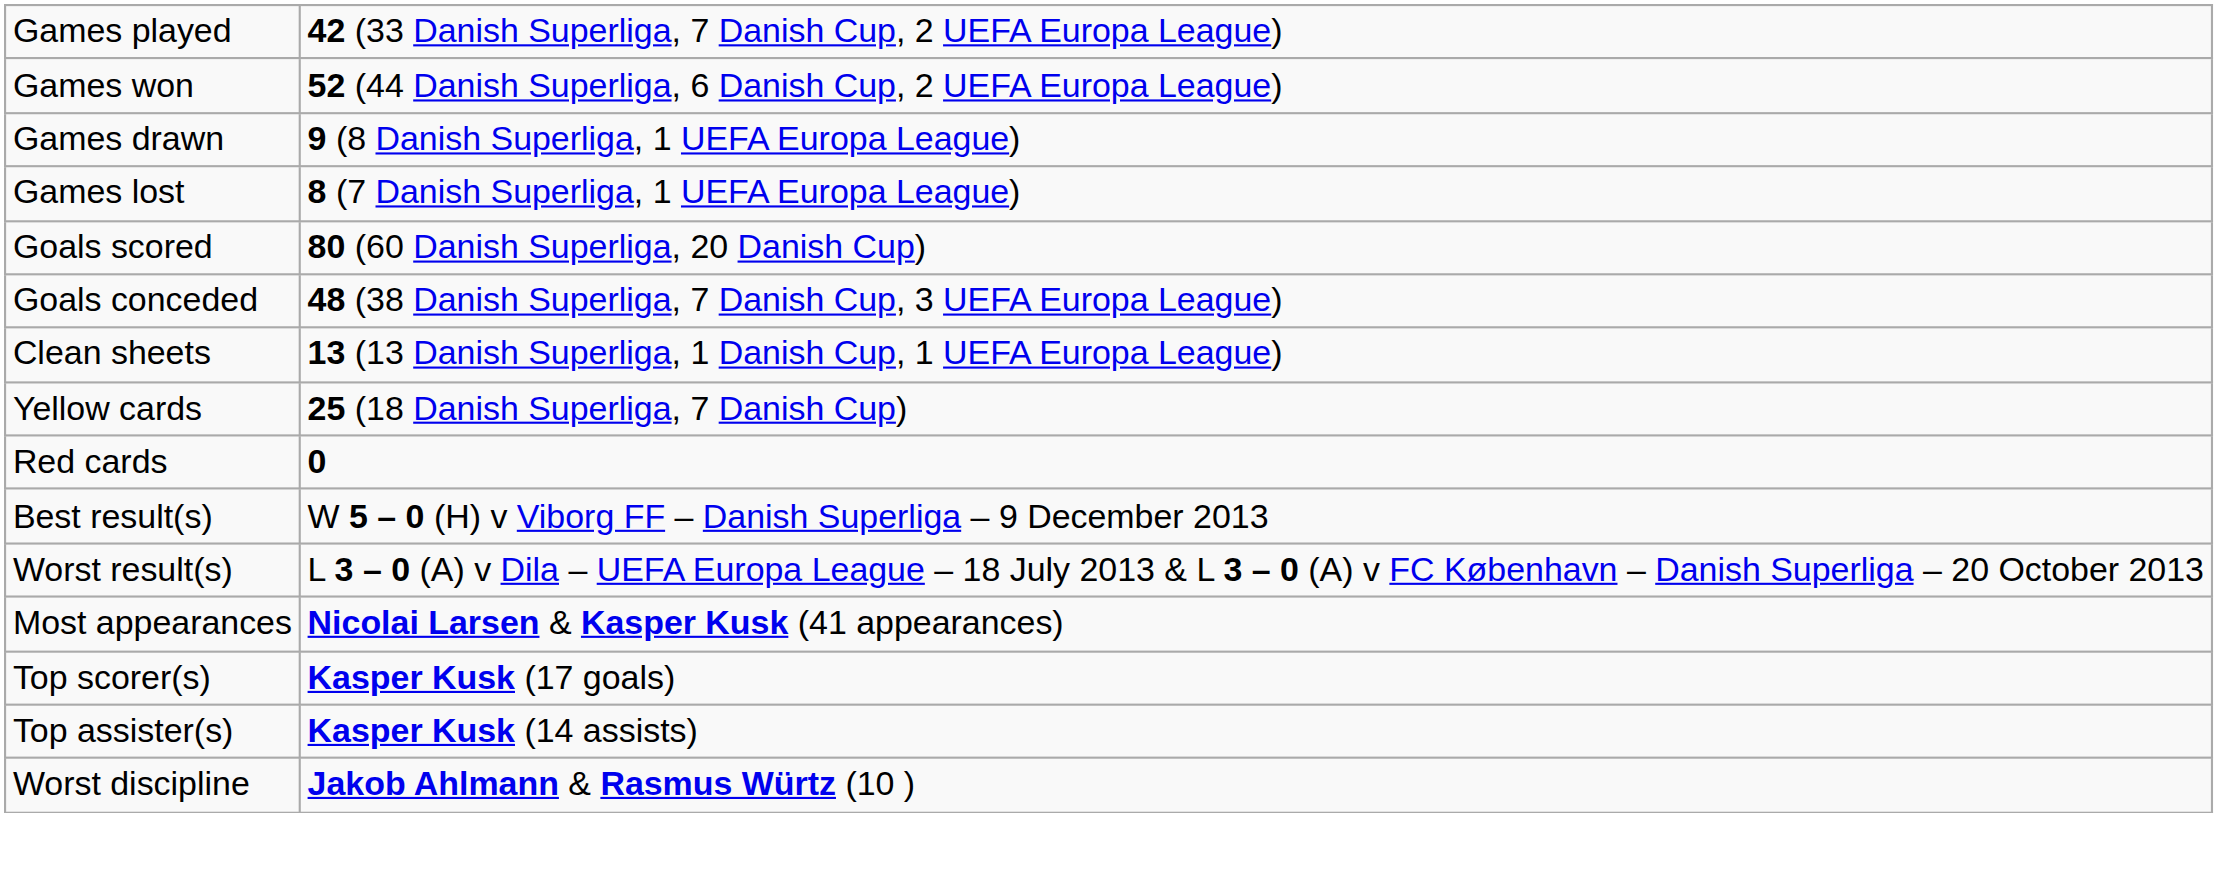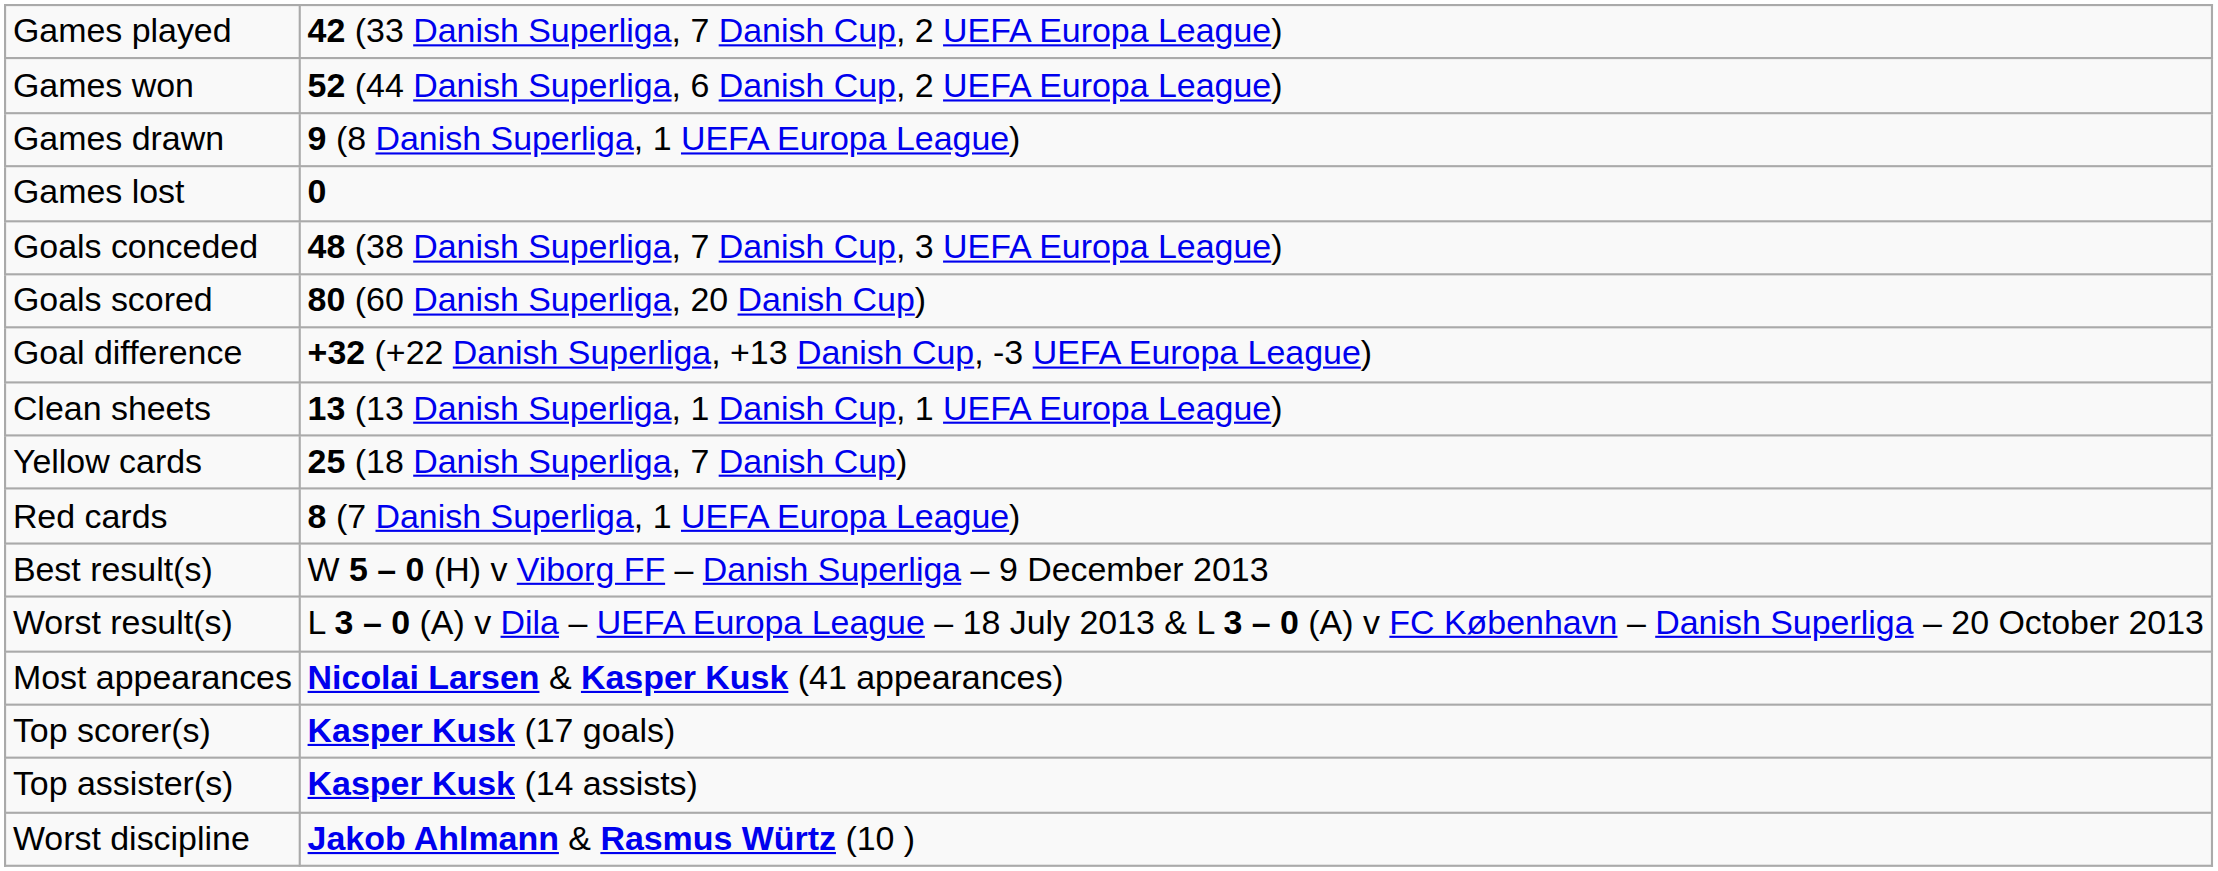(664, 192) 8 (7 Danish Superliga, 1 UEFA Europa League) -> (317, 192) 0
rows swapped: (113, 246) <-> (135, 300)
+ row: (128, 354)
(317, 461) 0 -> (664, 515) 8 (7 Danish Superliga, 1 UEFA Europa League)
